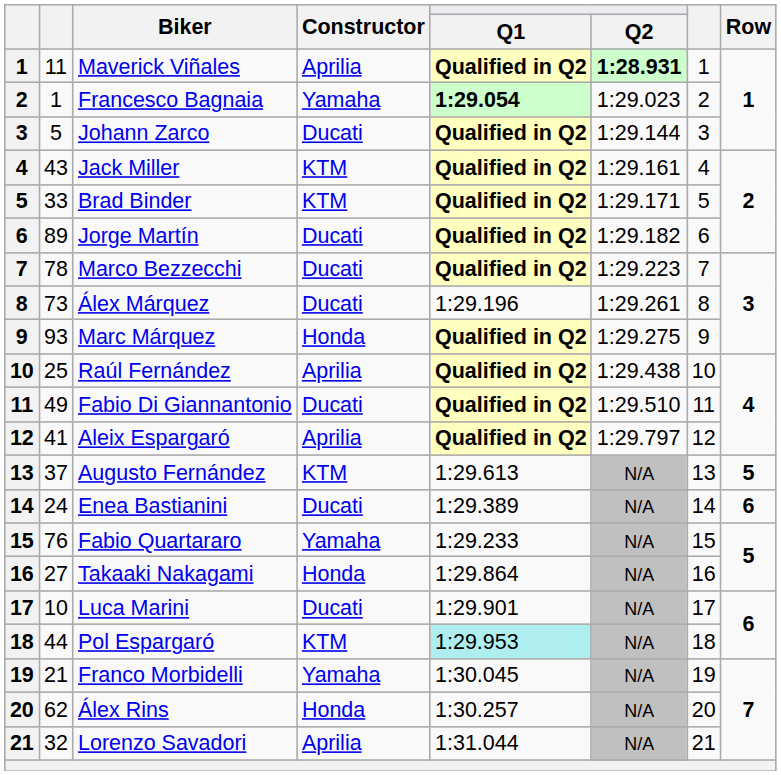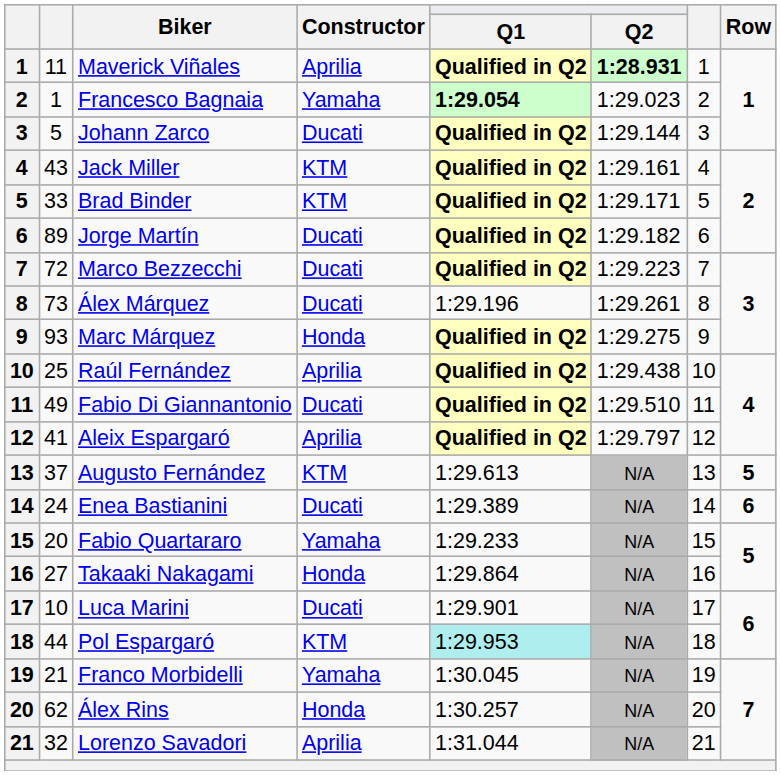(56, 269) 78 -> (56, 269) 72
(56, 540) 76 -> (56, 540) 20
